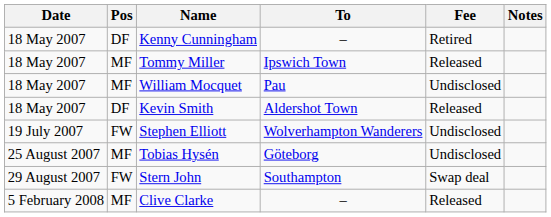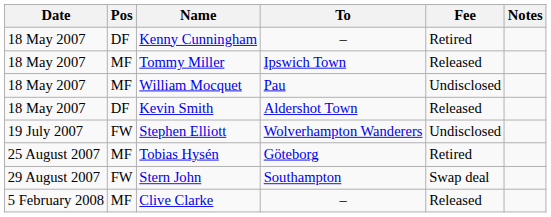(465, 154) Undisclosed -> (451, 154) Retired
